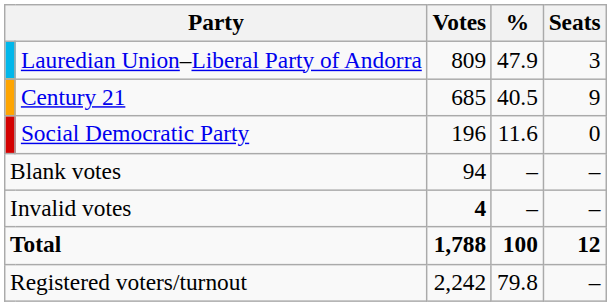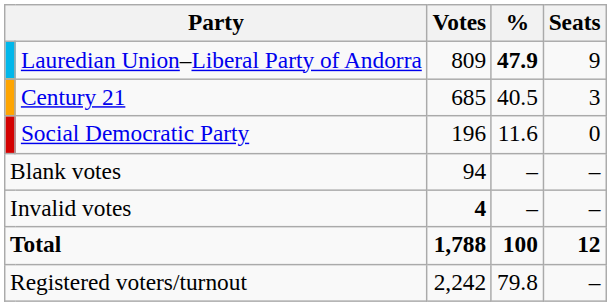(517, 60) normal -> (517, 60) bold
(595, 60) 3 -> (595, 60) 9
(595, 97) 9 -> (595, 97) 3
